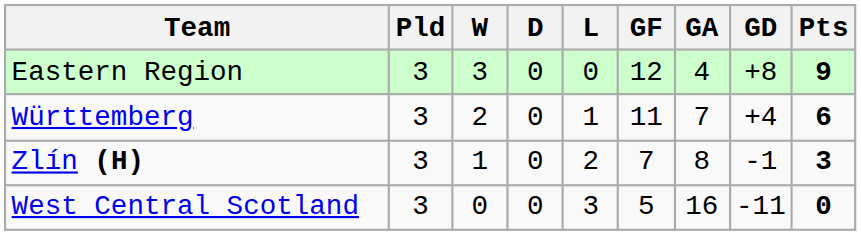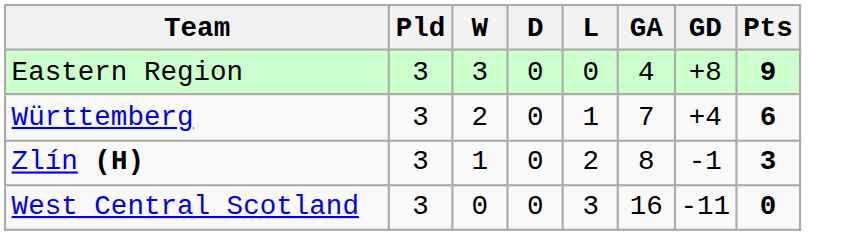- column: (646, 28)
